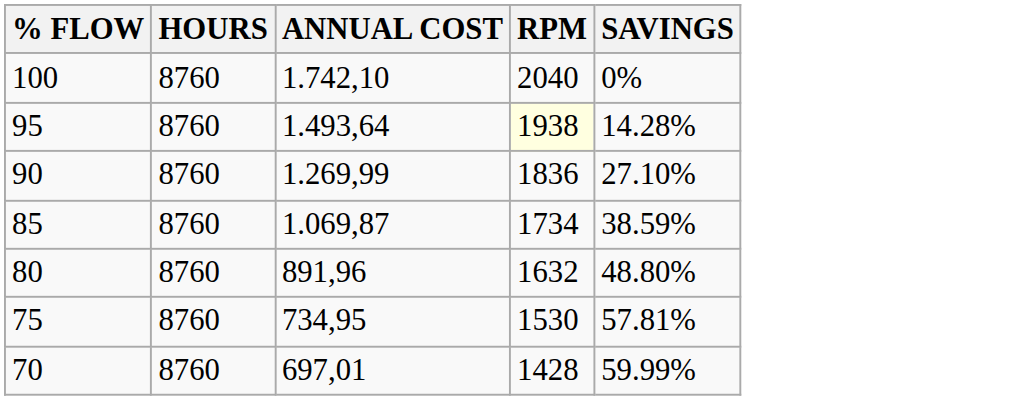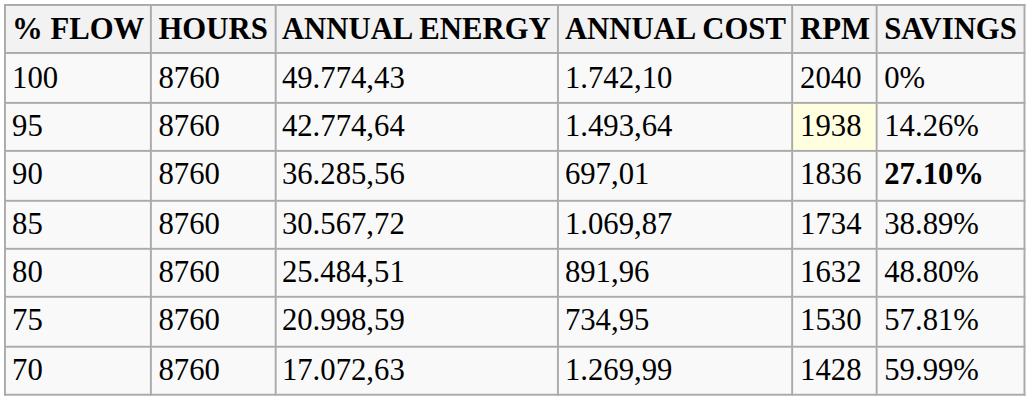+ column: (416, 28)
(649, 126) 14.28% -> (932, 126) 14.26%
(336, 175) 1.269,99 -> (607, 175) 697,01
(649, 175) normal -> (934, 175) bold
(649, 223) 38.59% -> (932, 223) 38.89%
(324, 369) 697,01 -> (619, 369) 1.269,99
